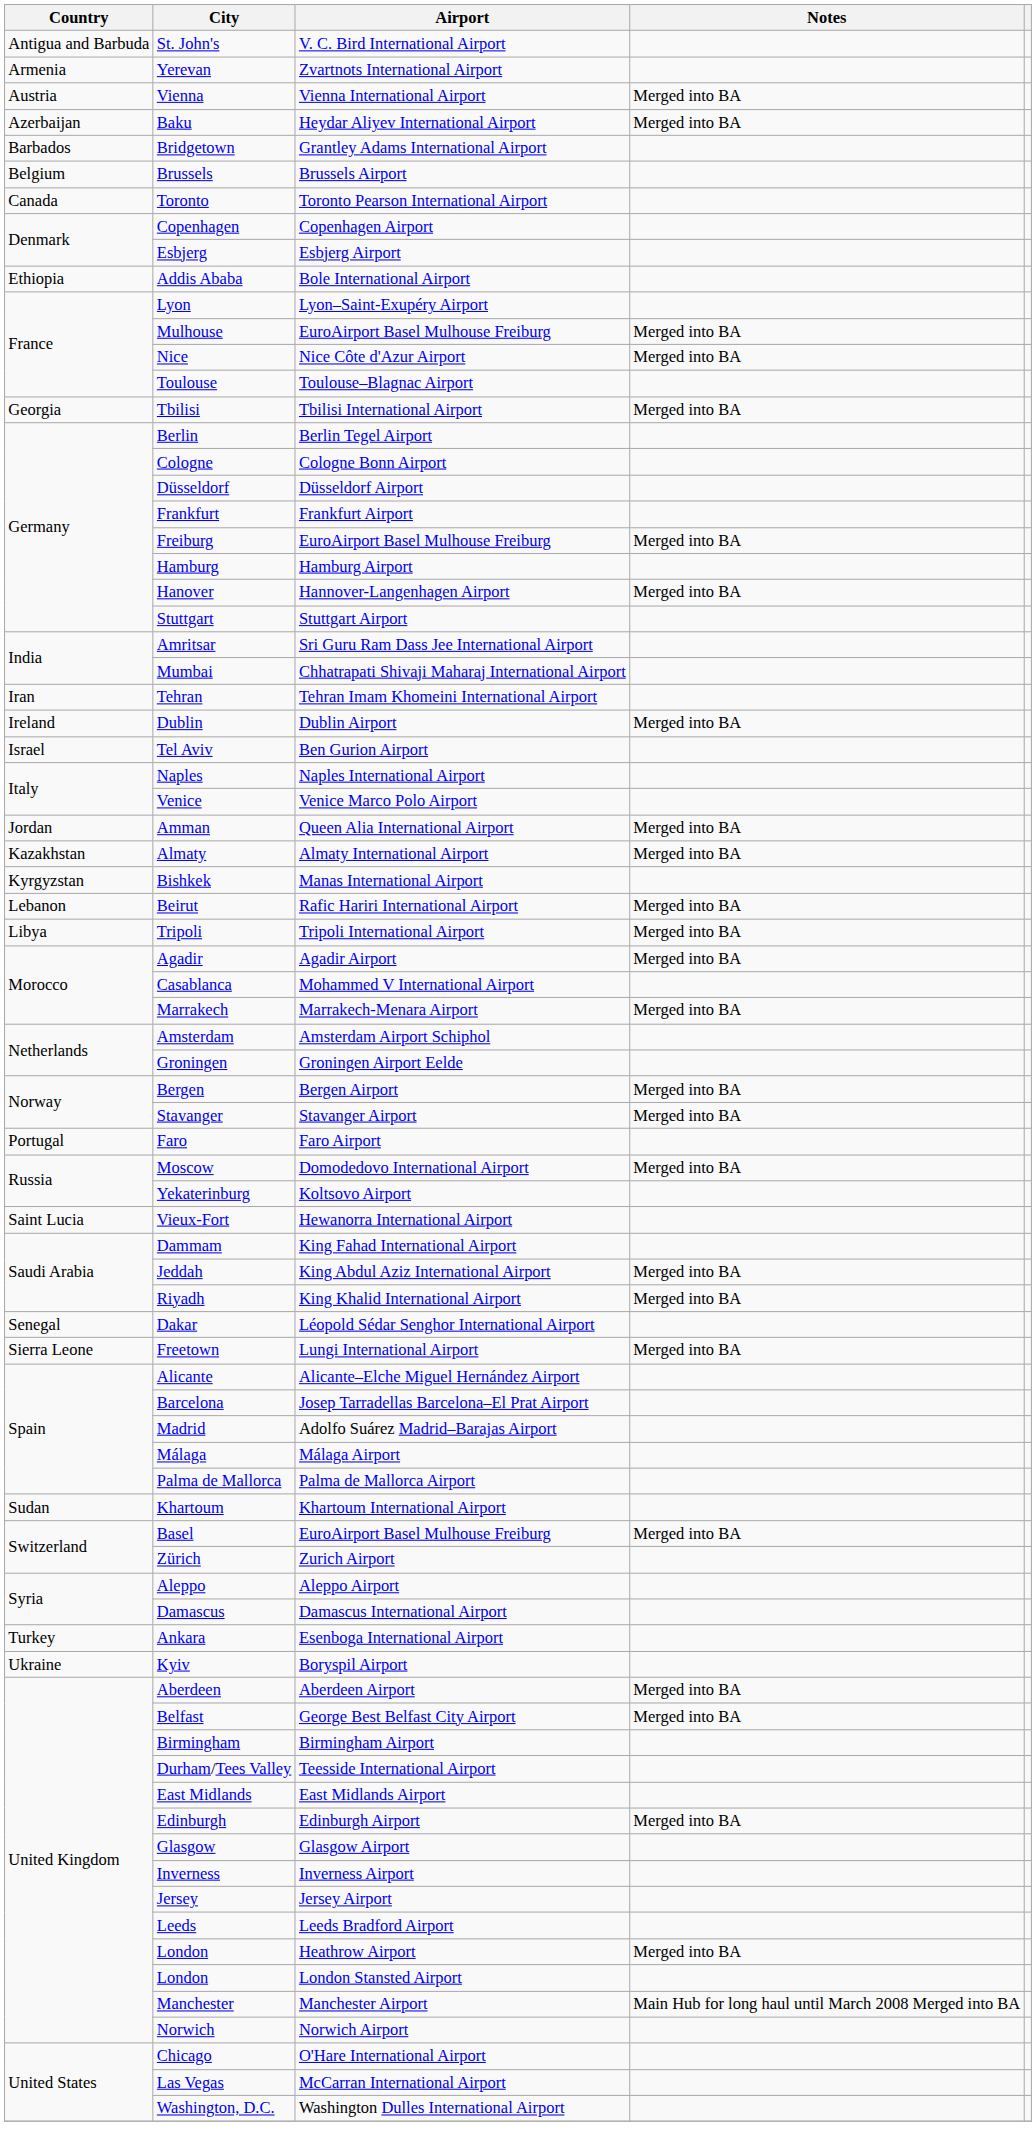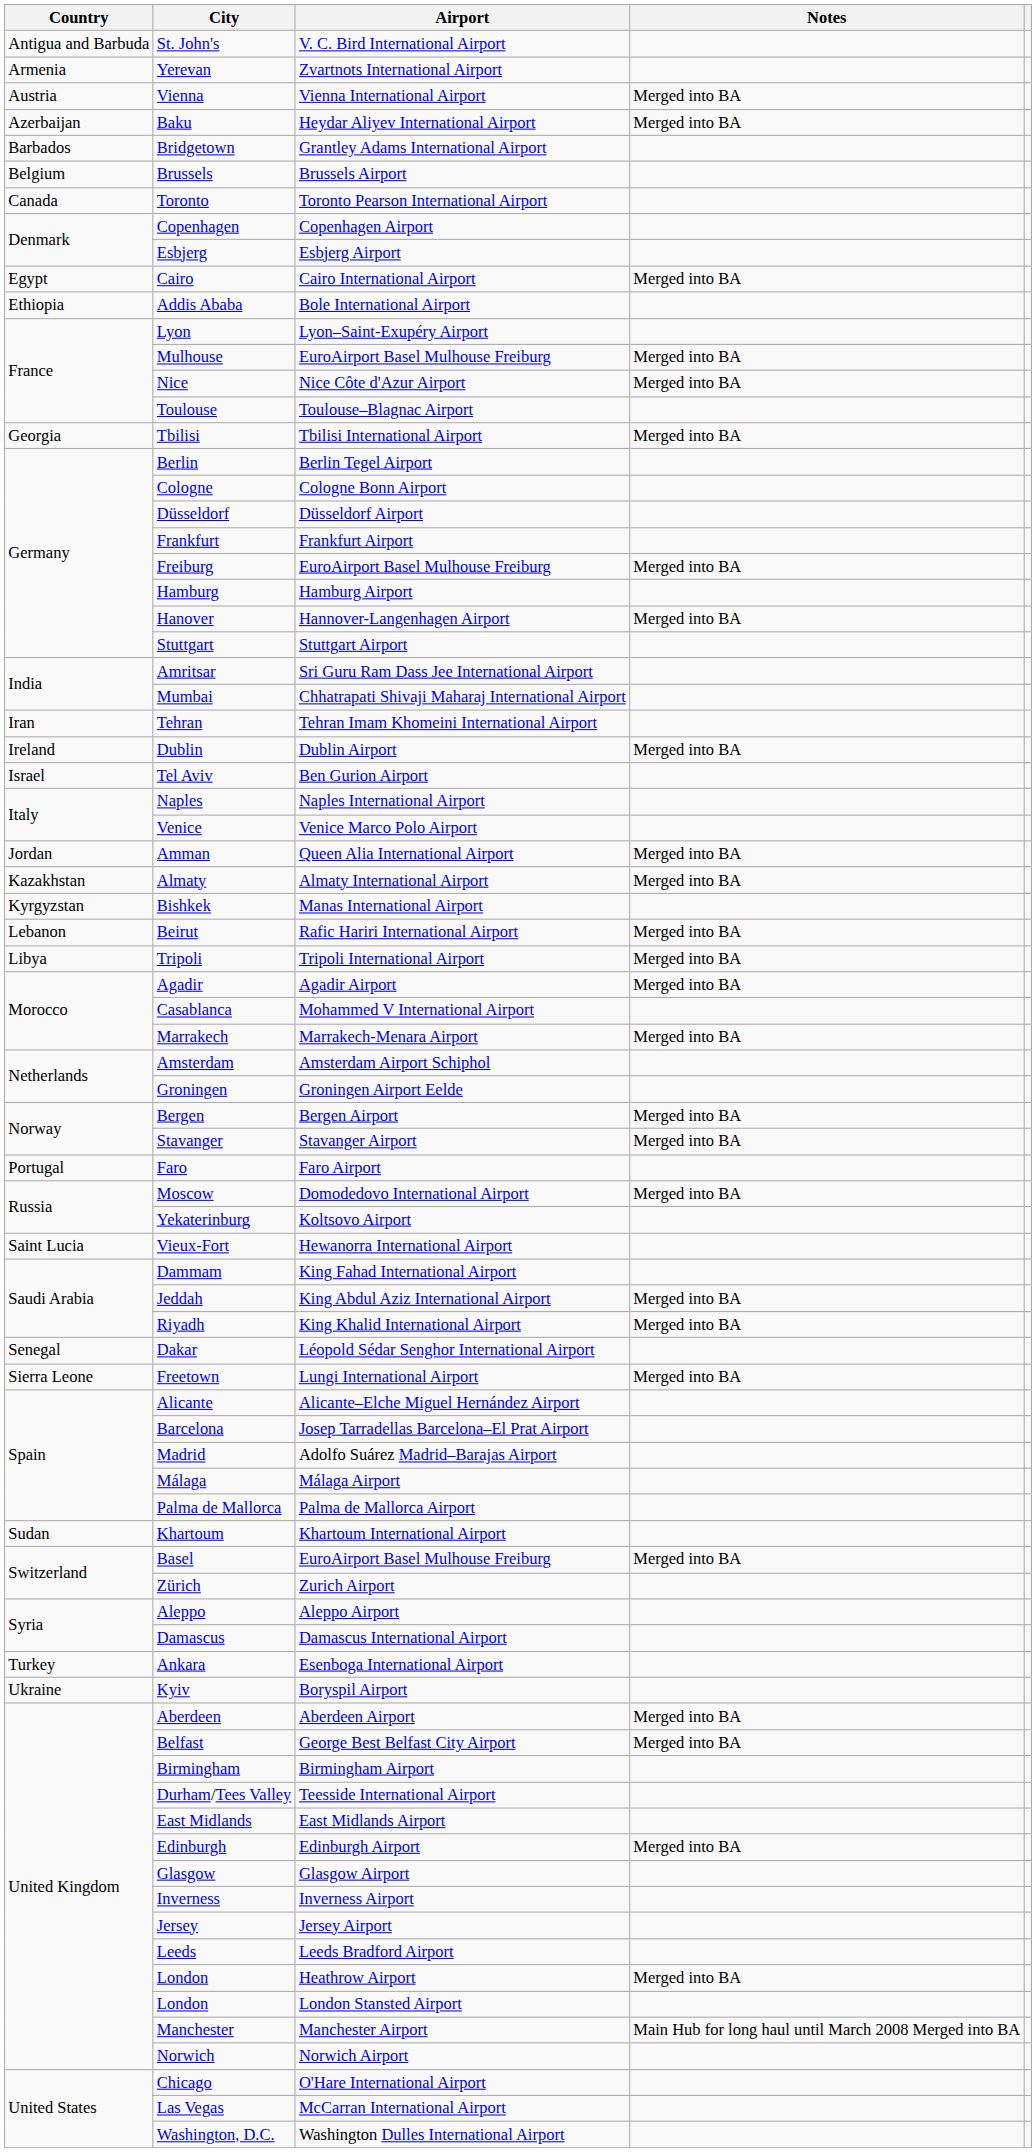+ row: (175, 278)
